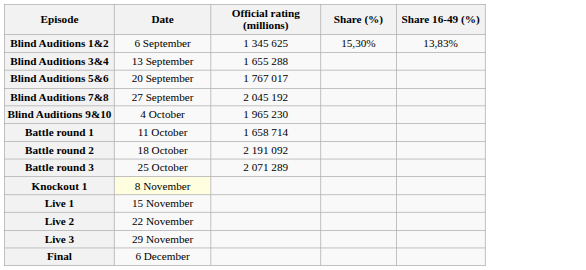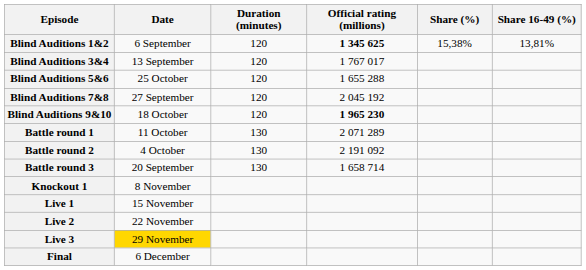+ column: (259, 19)
(266, 43) normal -> (362, 43) bold
(358, 43) 15,30% -> (455, 43) 15,38%
(441, 43) 13,83% -> (537, 43) 13,81%
(266, 61) 1 655 288 -> (362, 61) 1 767 017
(163, 79) 20 September -> (163, 79) 25 October
(266, 79) 1 767 017 -> (362, 79) 1 655 288
(163, 114) 4 October -> (163, 114) 18 October
(266, 114) normal -> (362, 114) bold
(266, 132) 1 658 714 -> (362, 132) 2 071 289
(163, 150) 18 October -> (163, 150) 4 October
(163, 168) 25 October -> (163, 168) 20 September
(266, 168) 2 071 289 -> (362, 168) 1 658 714
(163, 185) lightyellow background -> (163, 185) no background
(163, 239) no background -> (163, 239) gold background
